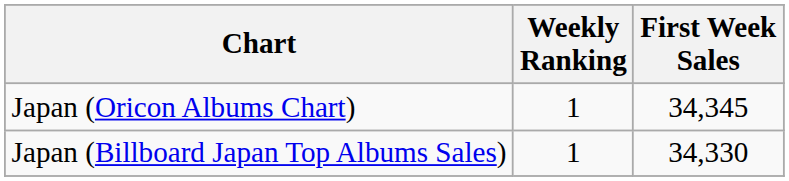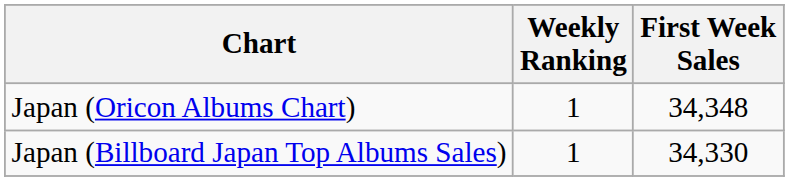(708, 106) 34,345 -> (708, 106) 34,348
